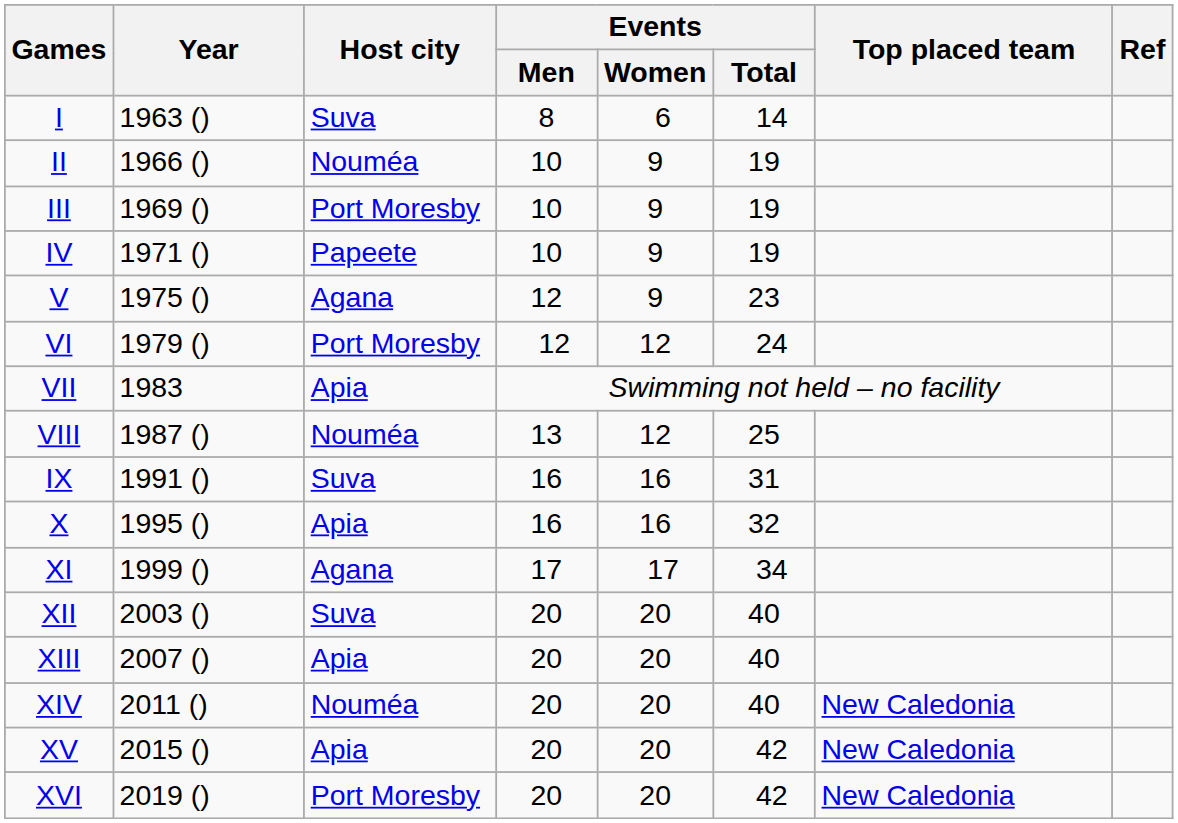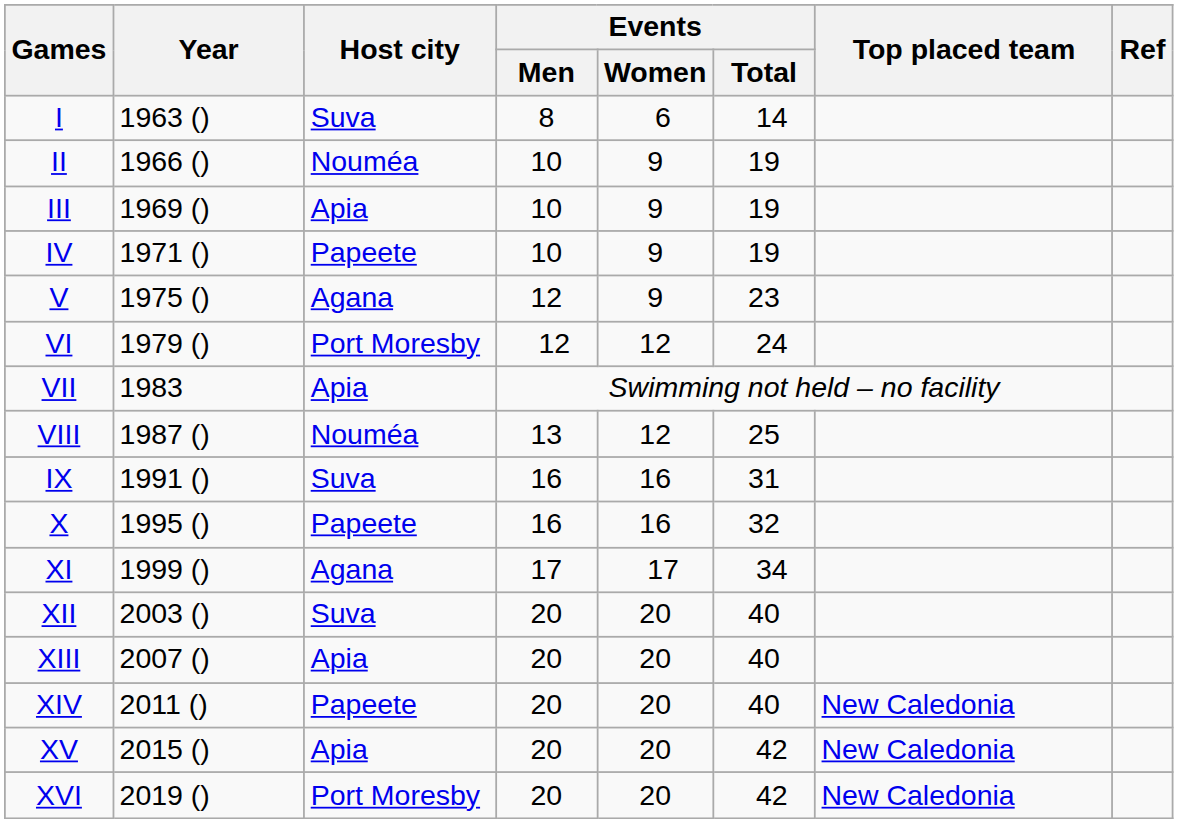(395, 207) Port Moresby -> (339, 207) Apia
(339, 523) Apia -> (364, 523) Papeete
(365, 704) Nouméa -> (364, 704) Papeete
